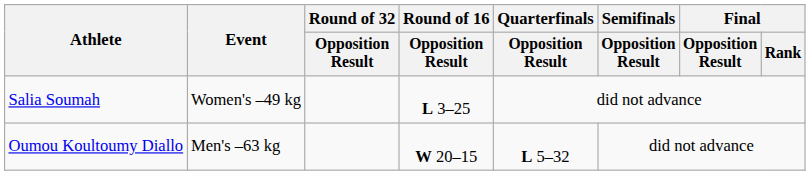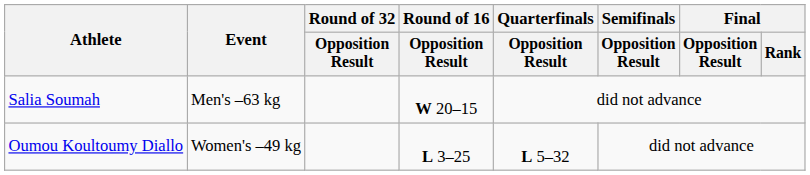(246, 99) Women's –49 kg -> (236, 99) Men's –63 kg
(446, 109) L 3–25 -> (446, 109) W 20–15
(236, 146) Men's –63 kg -> (246, 146) Women's –49 kg
(446, 156) W 20–15 -> (446, 156) L 3–25
